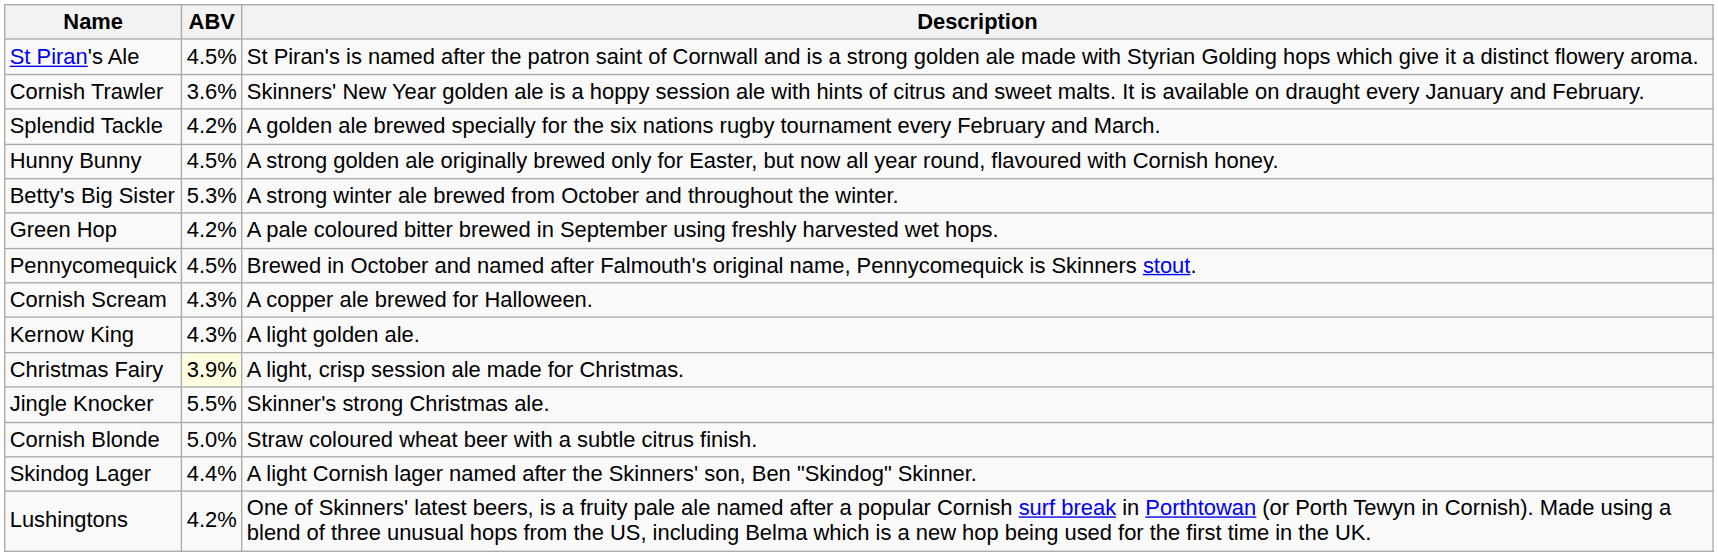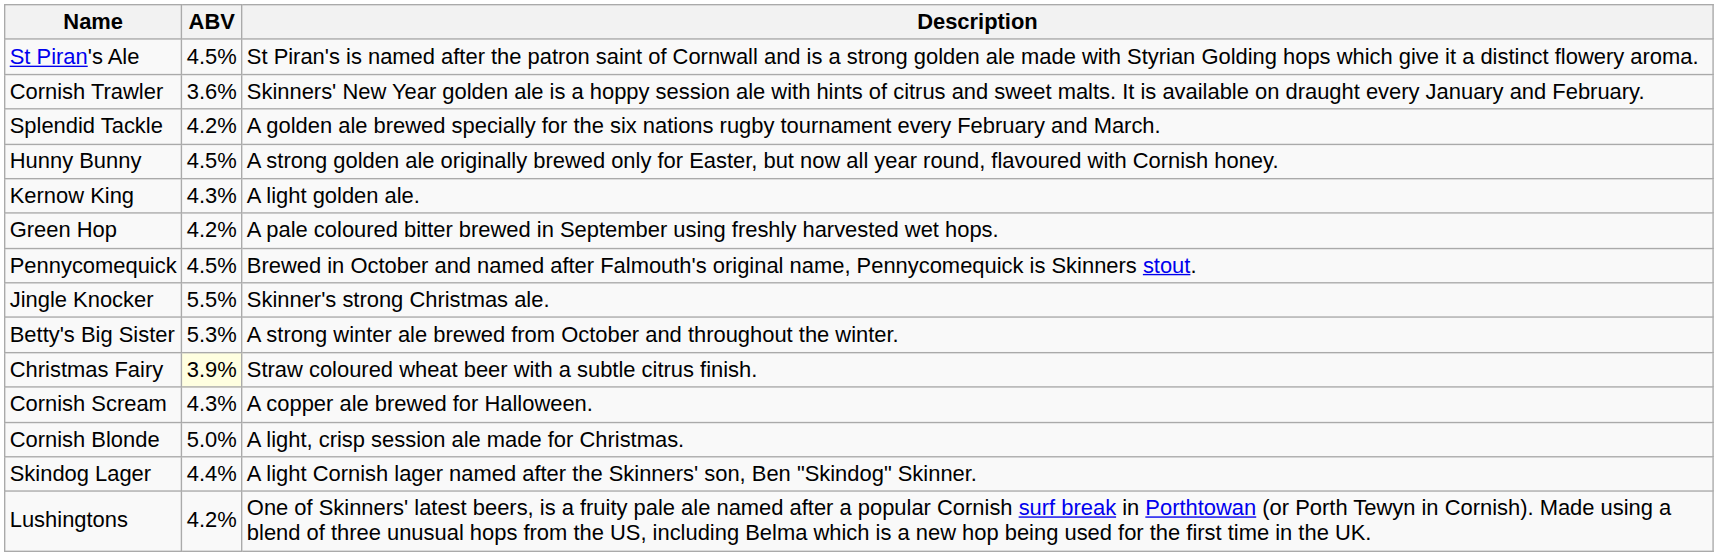rows swapped: (72, 334) <-> (92, 195)
rows swapped: (88, 299) <-> (82, 404)
(466, 369) A light, crisp session ale made for Christmas. -> (502, 369) Straw coloured wheat beer with a subtle citrus finish.
(502, 439) Straw coloured wheat beer with a subtle citrus finish. -> (466, 439) A light, crisp session ale made for Christmas.
